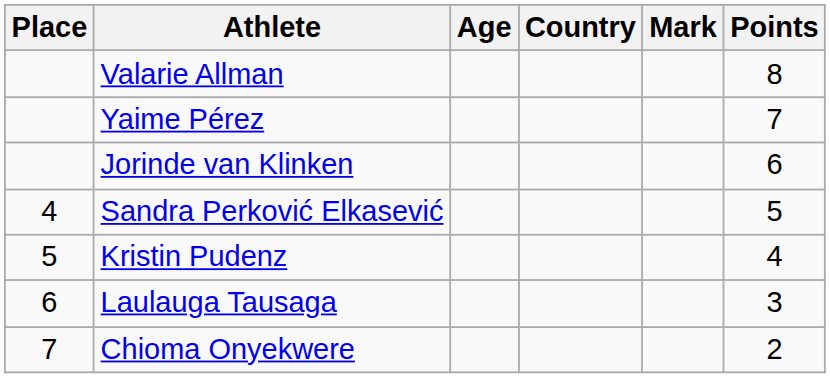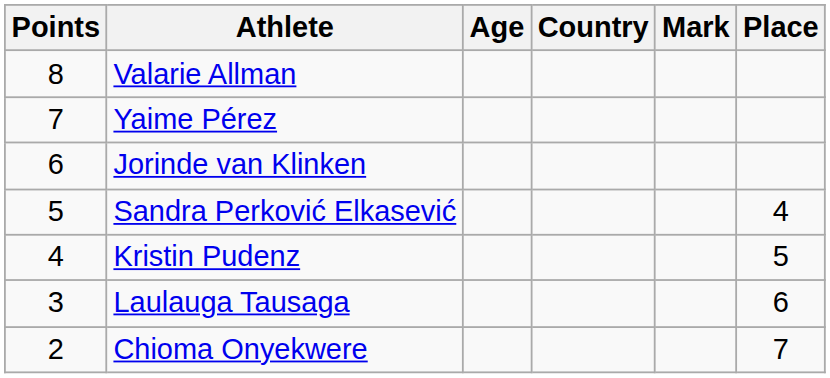columns swapped: (49, 27) <-> (774, 27)
